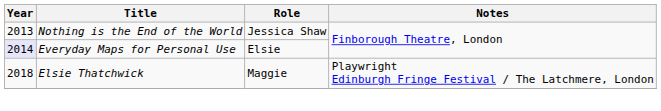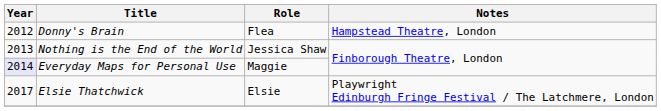+ row: (81, 31)
(264, 49) Elsie -> (267, 67) Maggie
(20, 73) 2018 -> (20, 91) 2017
(267, 73) Maggie -> (264, 91) Elsie
